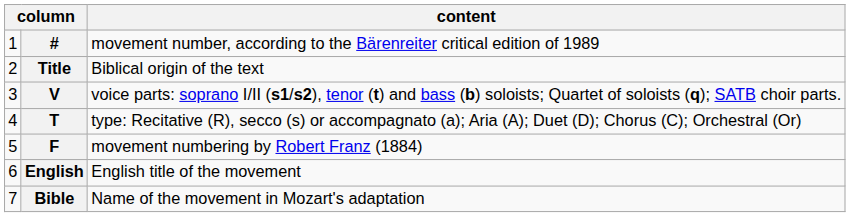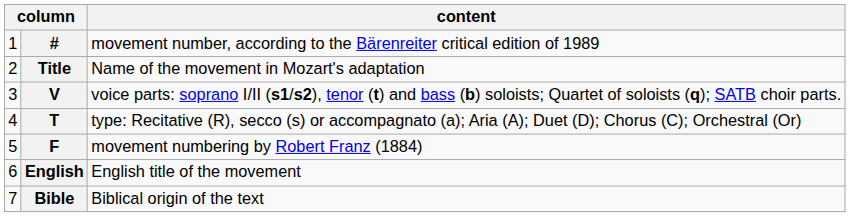(178, 69) Biblical origin of the text -> (258, 69) Name of the movement in Mozart's adaptation
(258, 198) Name of the movement in Mozart's adaptation -> (178, 198) Biblical origin of the text
